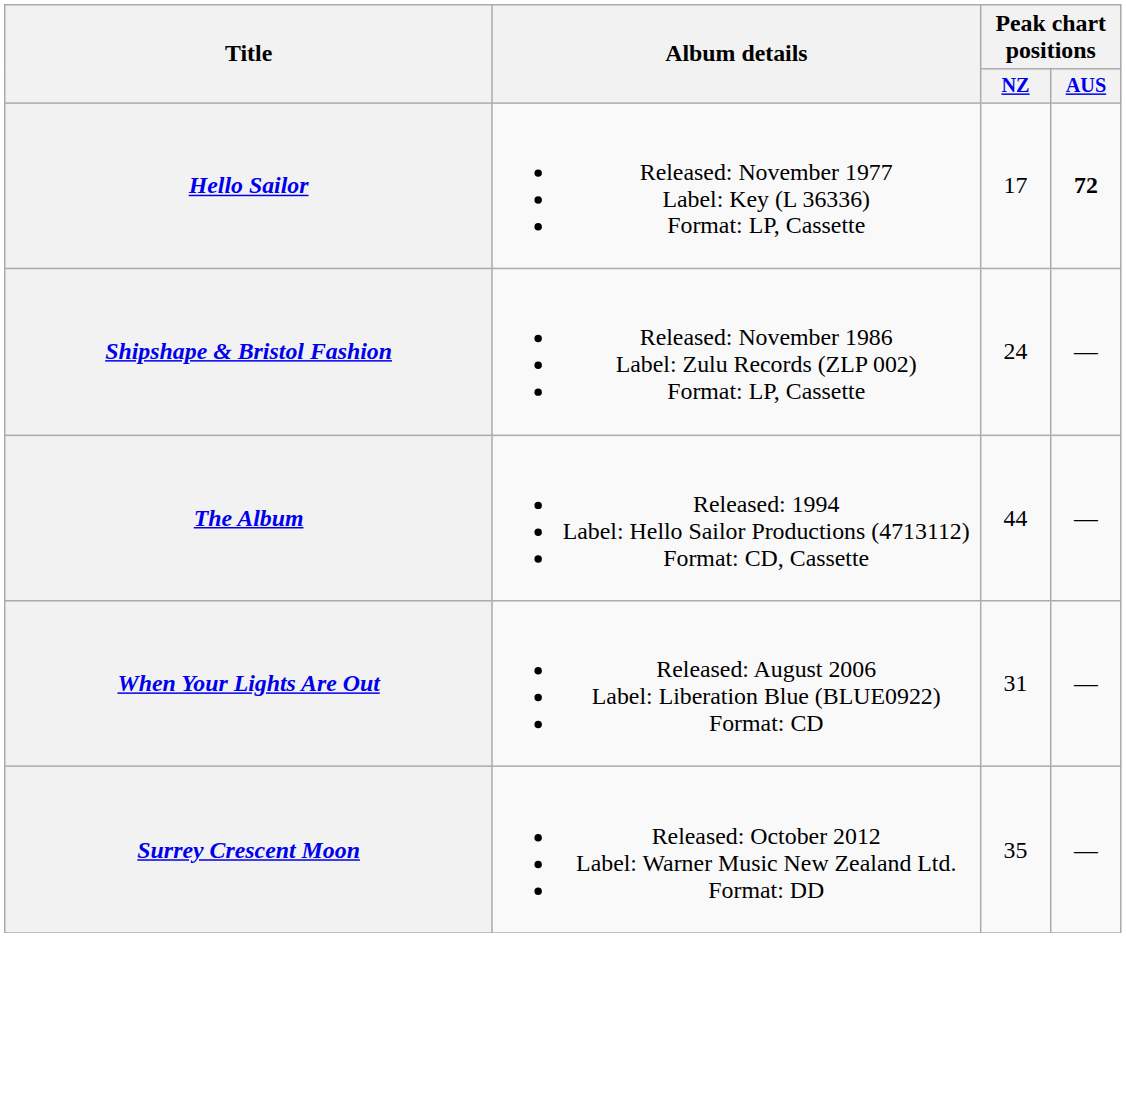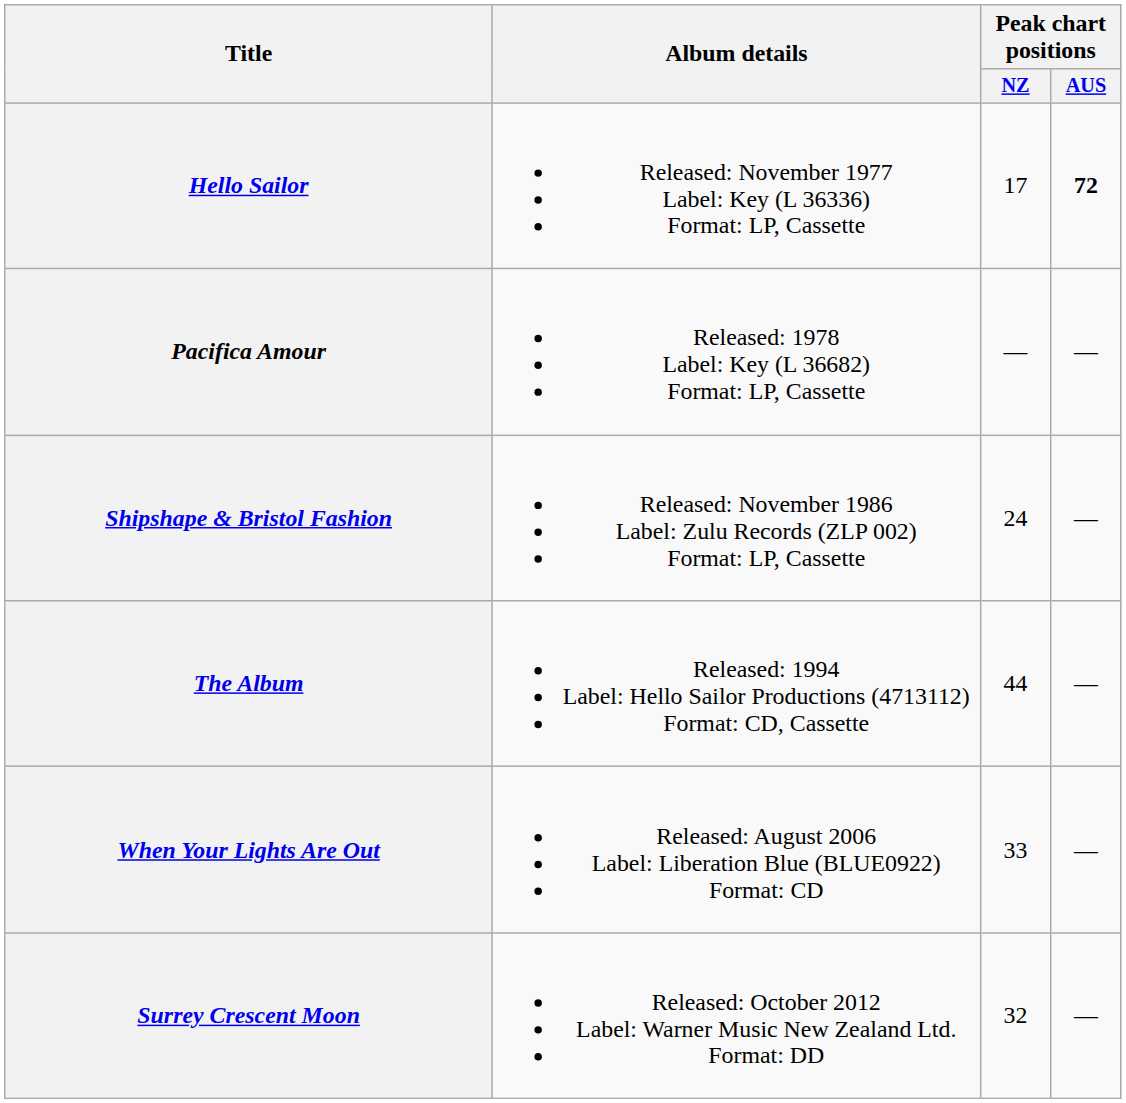+ row: (249, 351)
(1016, 683) 31 -> (1016, 849) 33
(1016, 849) 35 -> (1016, 1015) 32
